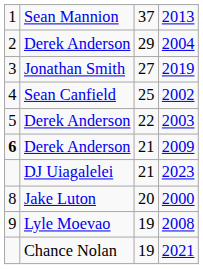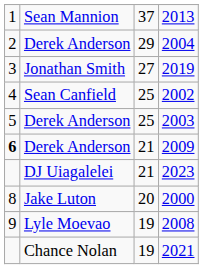(146, 120) 22 -> (146, 120) 25
